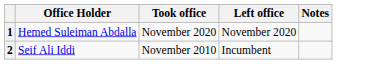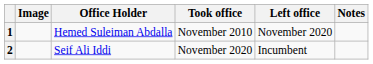+ column: (33, 13)
(179, 31) November 2020 -> (215, 31) November 2010
(179, 50) November 2010 -> (215, 50) November 2020
